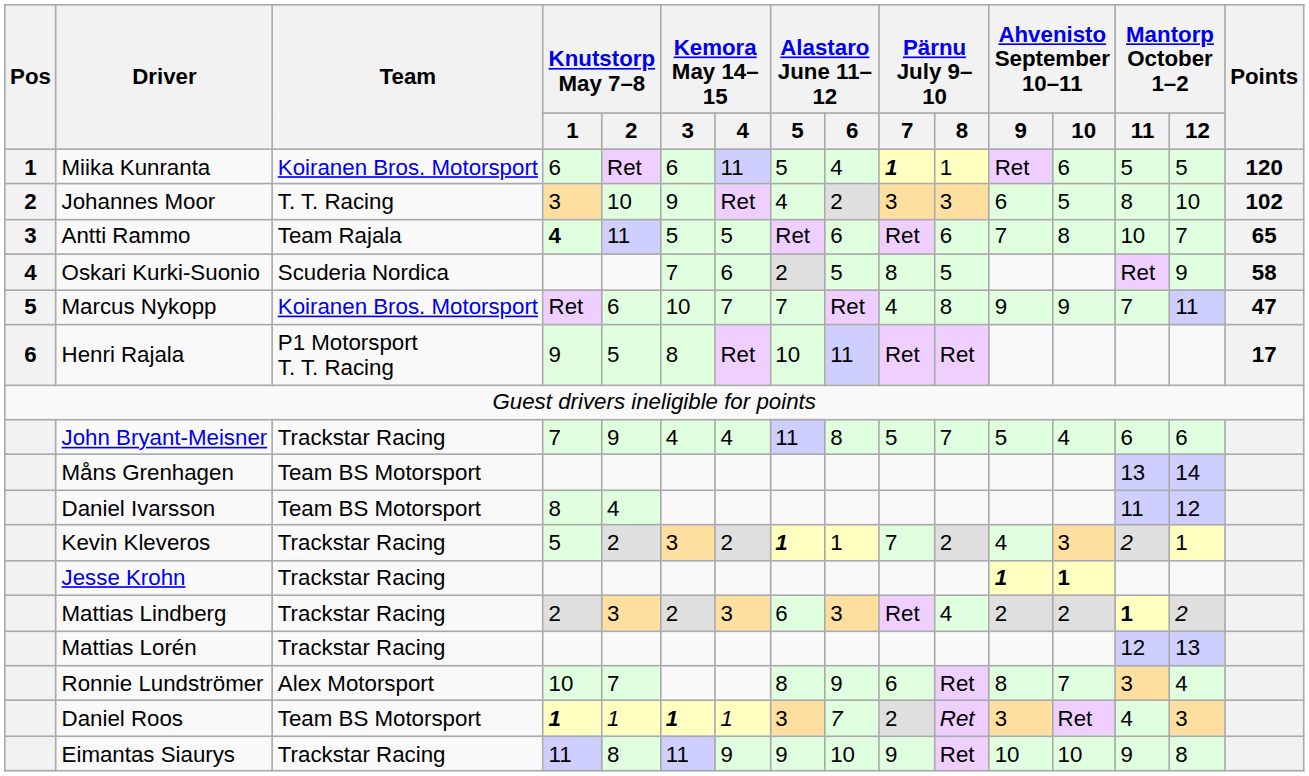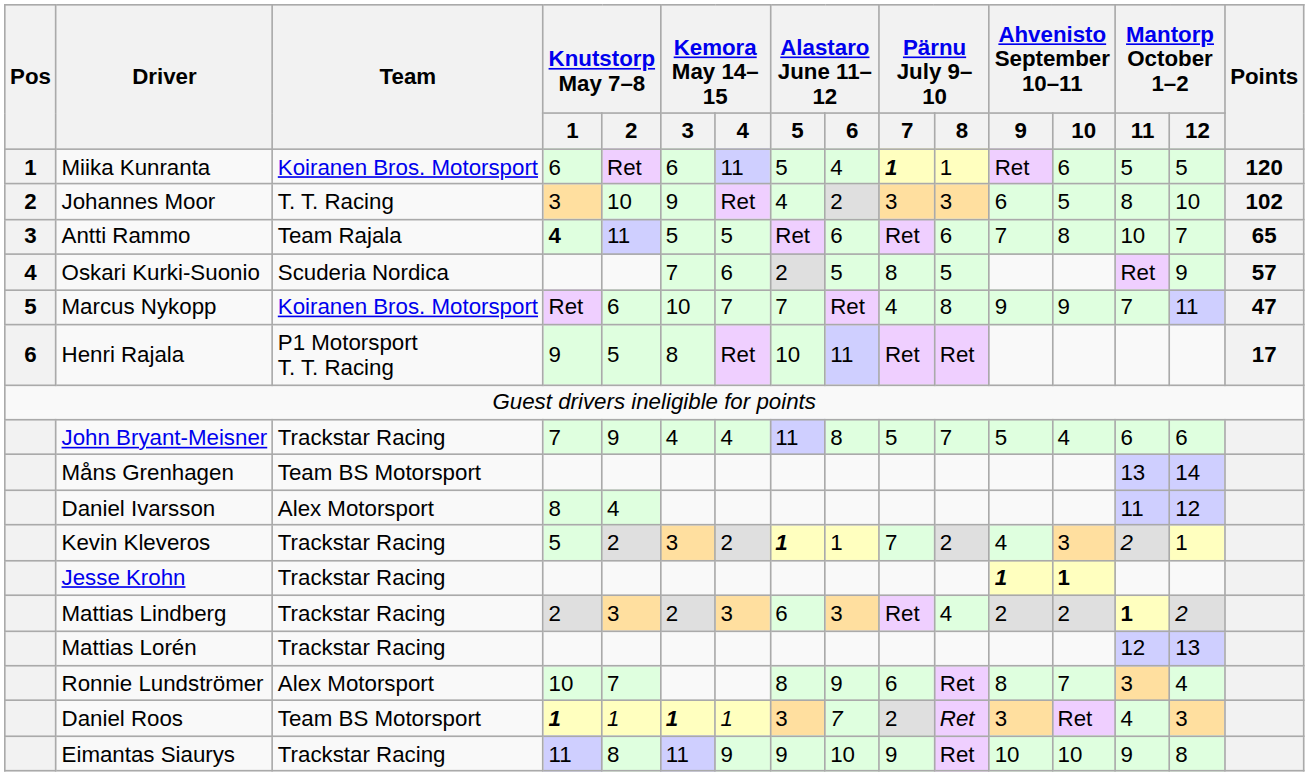(1264, 272) 58 -> (1264, 272) 57
(379, 507) Team BS Motorsport -> (356, 507) Alex Motorsport
